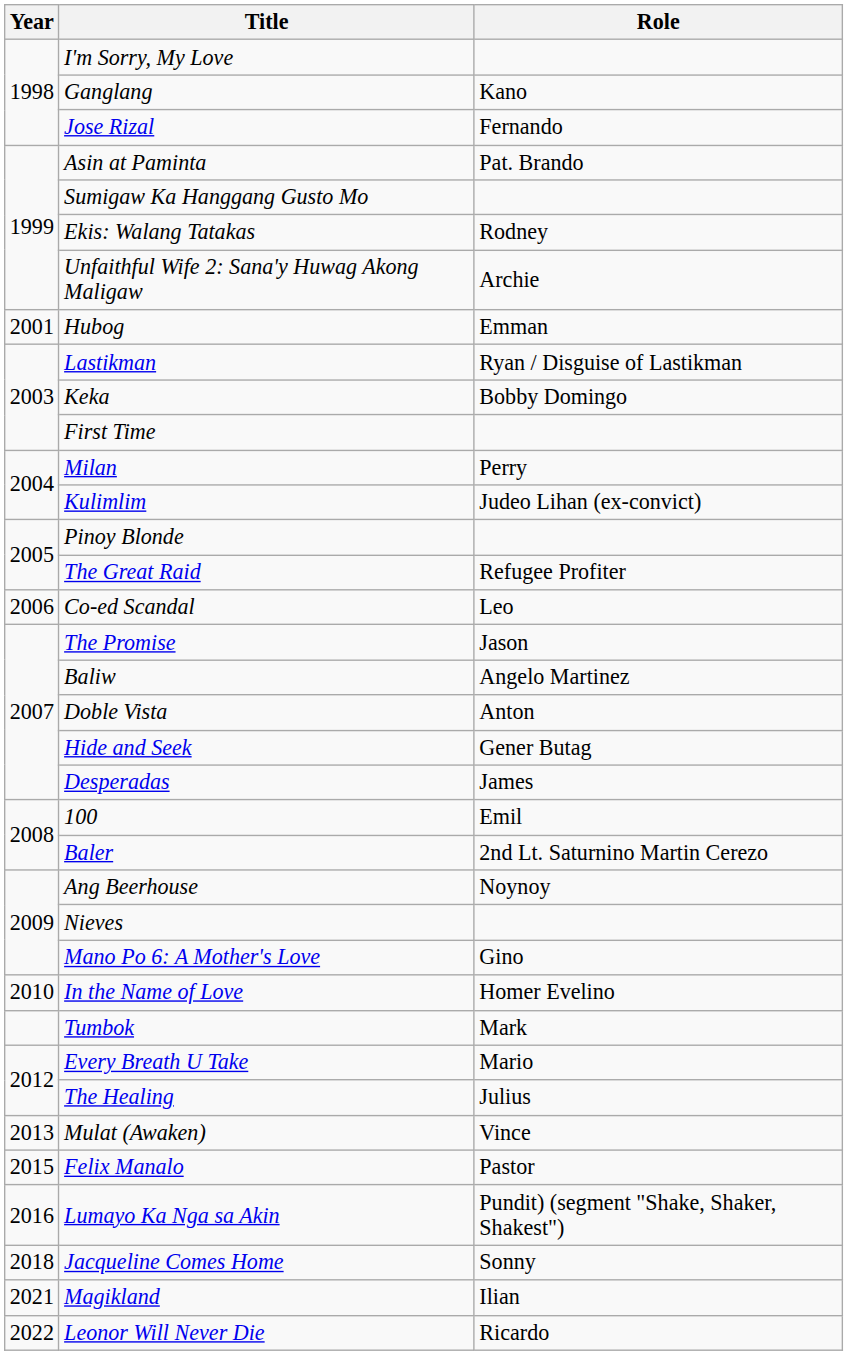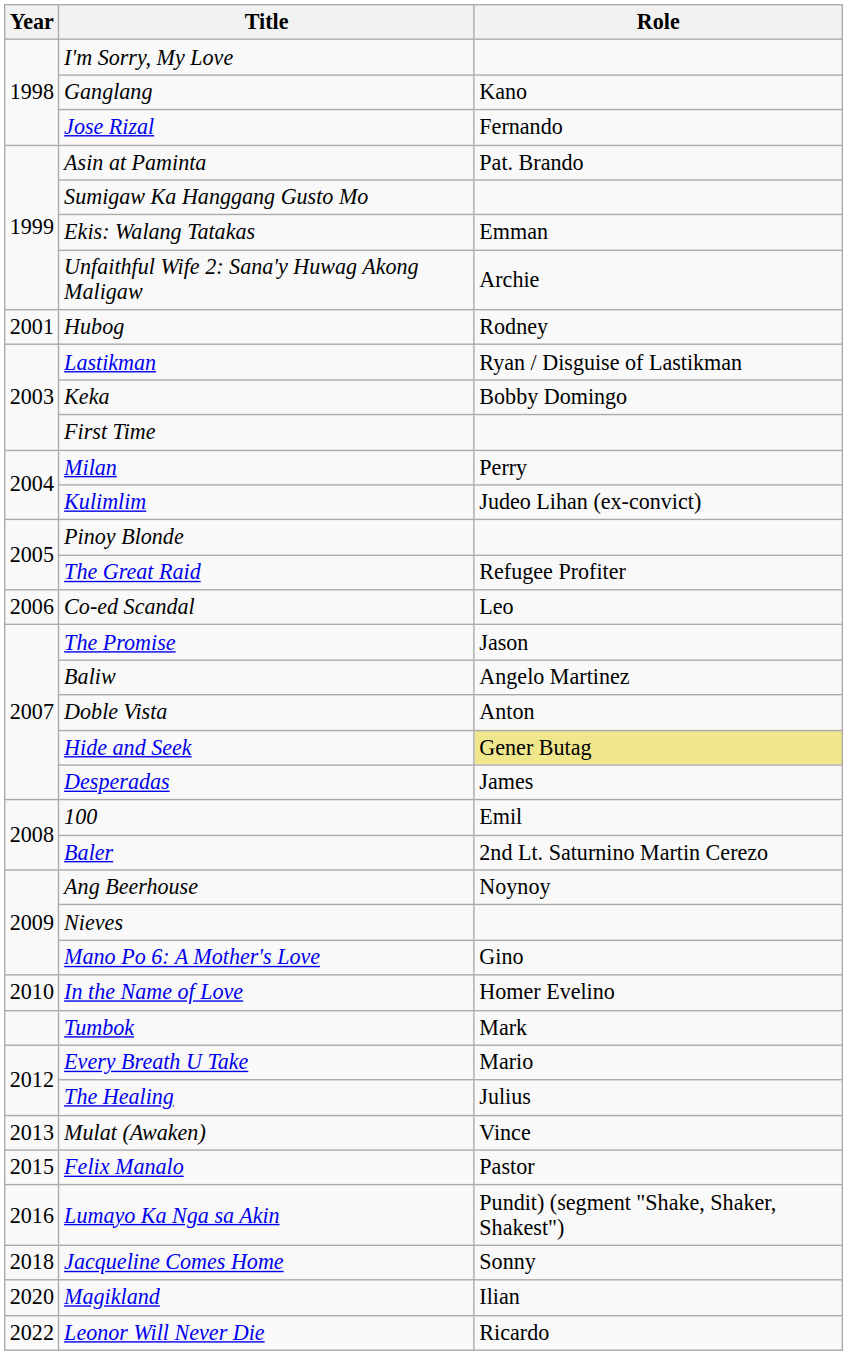(514, 232) Rodney -> (514, 232) Emman
(514, 326) Emman -> (514, 326) Rodney
(535, 747) no background -> (535, 747) khaki background
(32, 1297) 2021 -> (32, 1297) 2020
